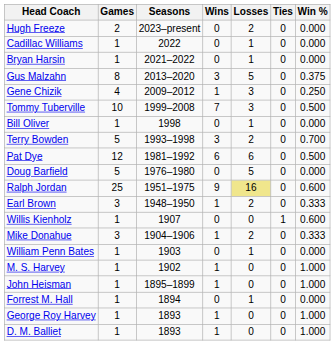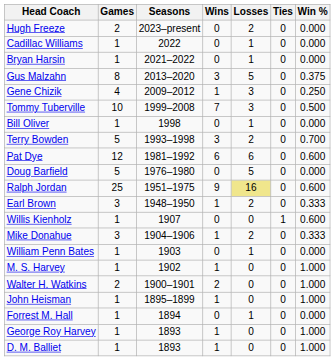(313, 156) 0.500 -> (313, 156) 0.600
+ row: (47, 284)
